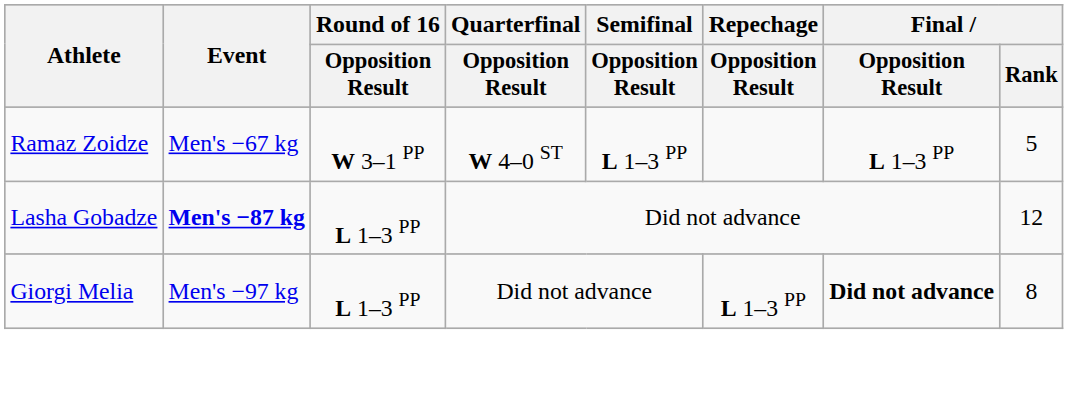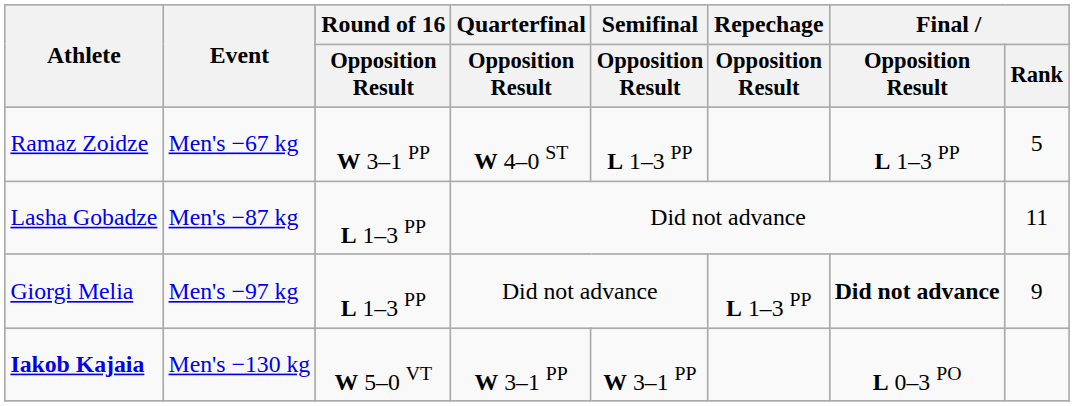(237, 217) bold -> (233, 217) normal
(1031, 217) 12 -> (1037, 217) 11
(1031, 291) 8 -> (1037, 291) 9
+ row: (77, 364)
